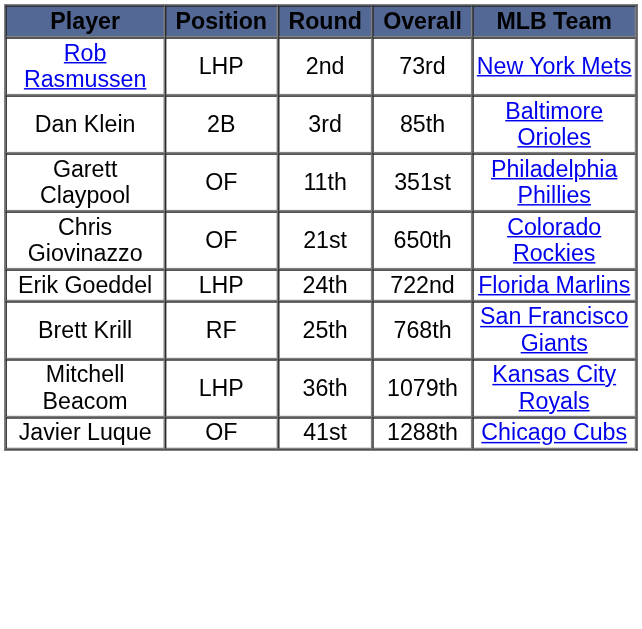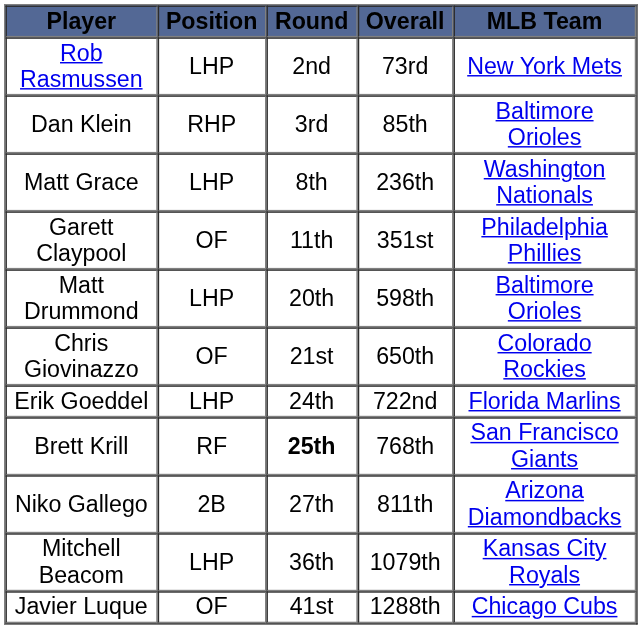(221, 124) 2B -> (212, 124) RHP
+ row: (81, 182)
+ row: (81, 298)
(325, 330) normal -> (312, 446) bold
+ row: (81, 504)
